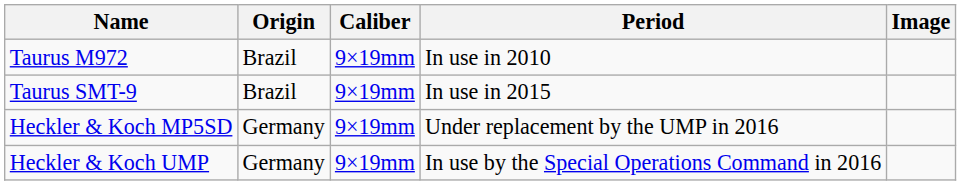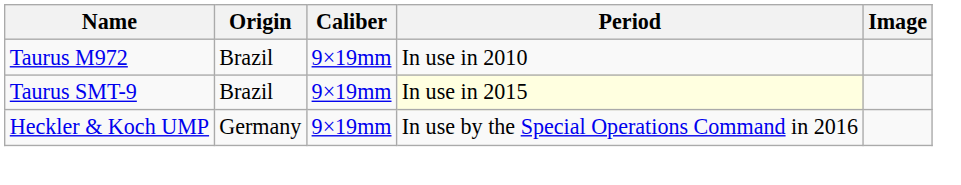(488, 92) no background -> (465, 92) lightyellow background
- row: (121, 127)
